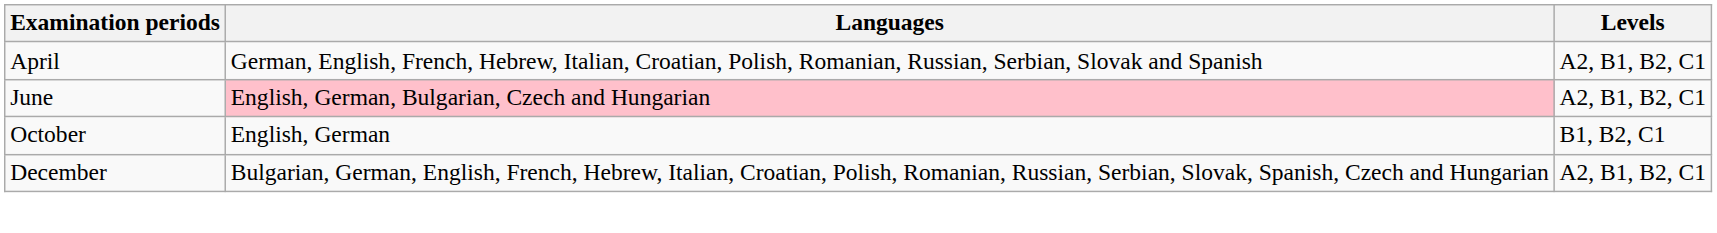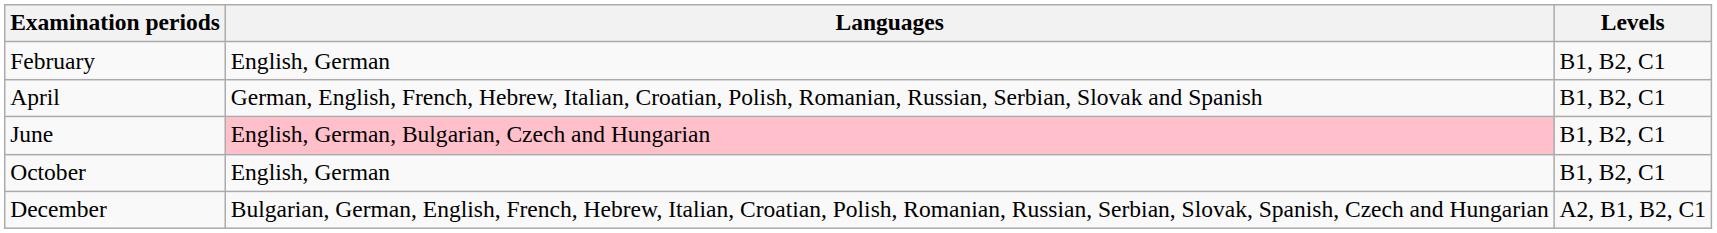+ row: (53, 60)
(1633, 60) A2, B1, B2, C1 -> (1612, 97) B1, B2, C1
(1633, 97) A2, B1, B2, C1 -> (1612, 135) B1, B2, C1
